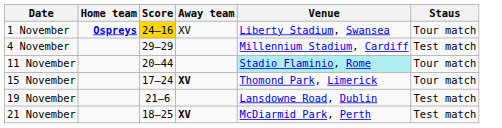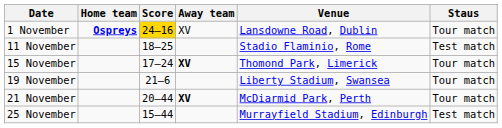(315, 30) Liberty Stadium, Swansea -> (308, 30) Lansdowne Road, Dublin
- row: (38, 47)
(158, 64) 20–44 -> (158, 47) 18–25
(305, 64) paleturquoise background -> (305, 47) no background
(445, 64) Tour match -> (464, 47) Test match
(308, 98) Lansdowne Road, Dublin -> (315, 81) Liberty Stadium, Swansea
(445, 98) Test match -> (464, 81) Tour match
(158, 115) 18–25 -> (158, 98) 20–44
(445, 115) Test match -> (464, 98) Tour match
+ row: (41, 115)
